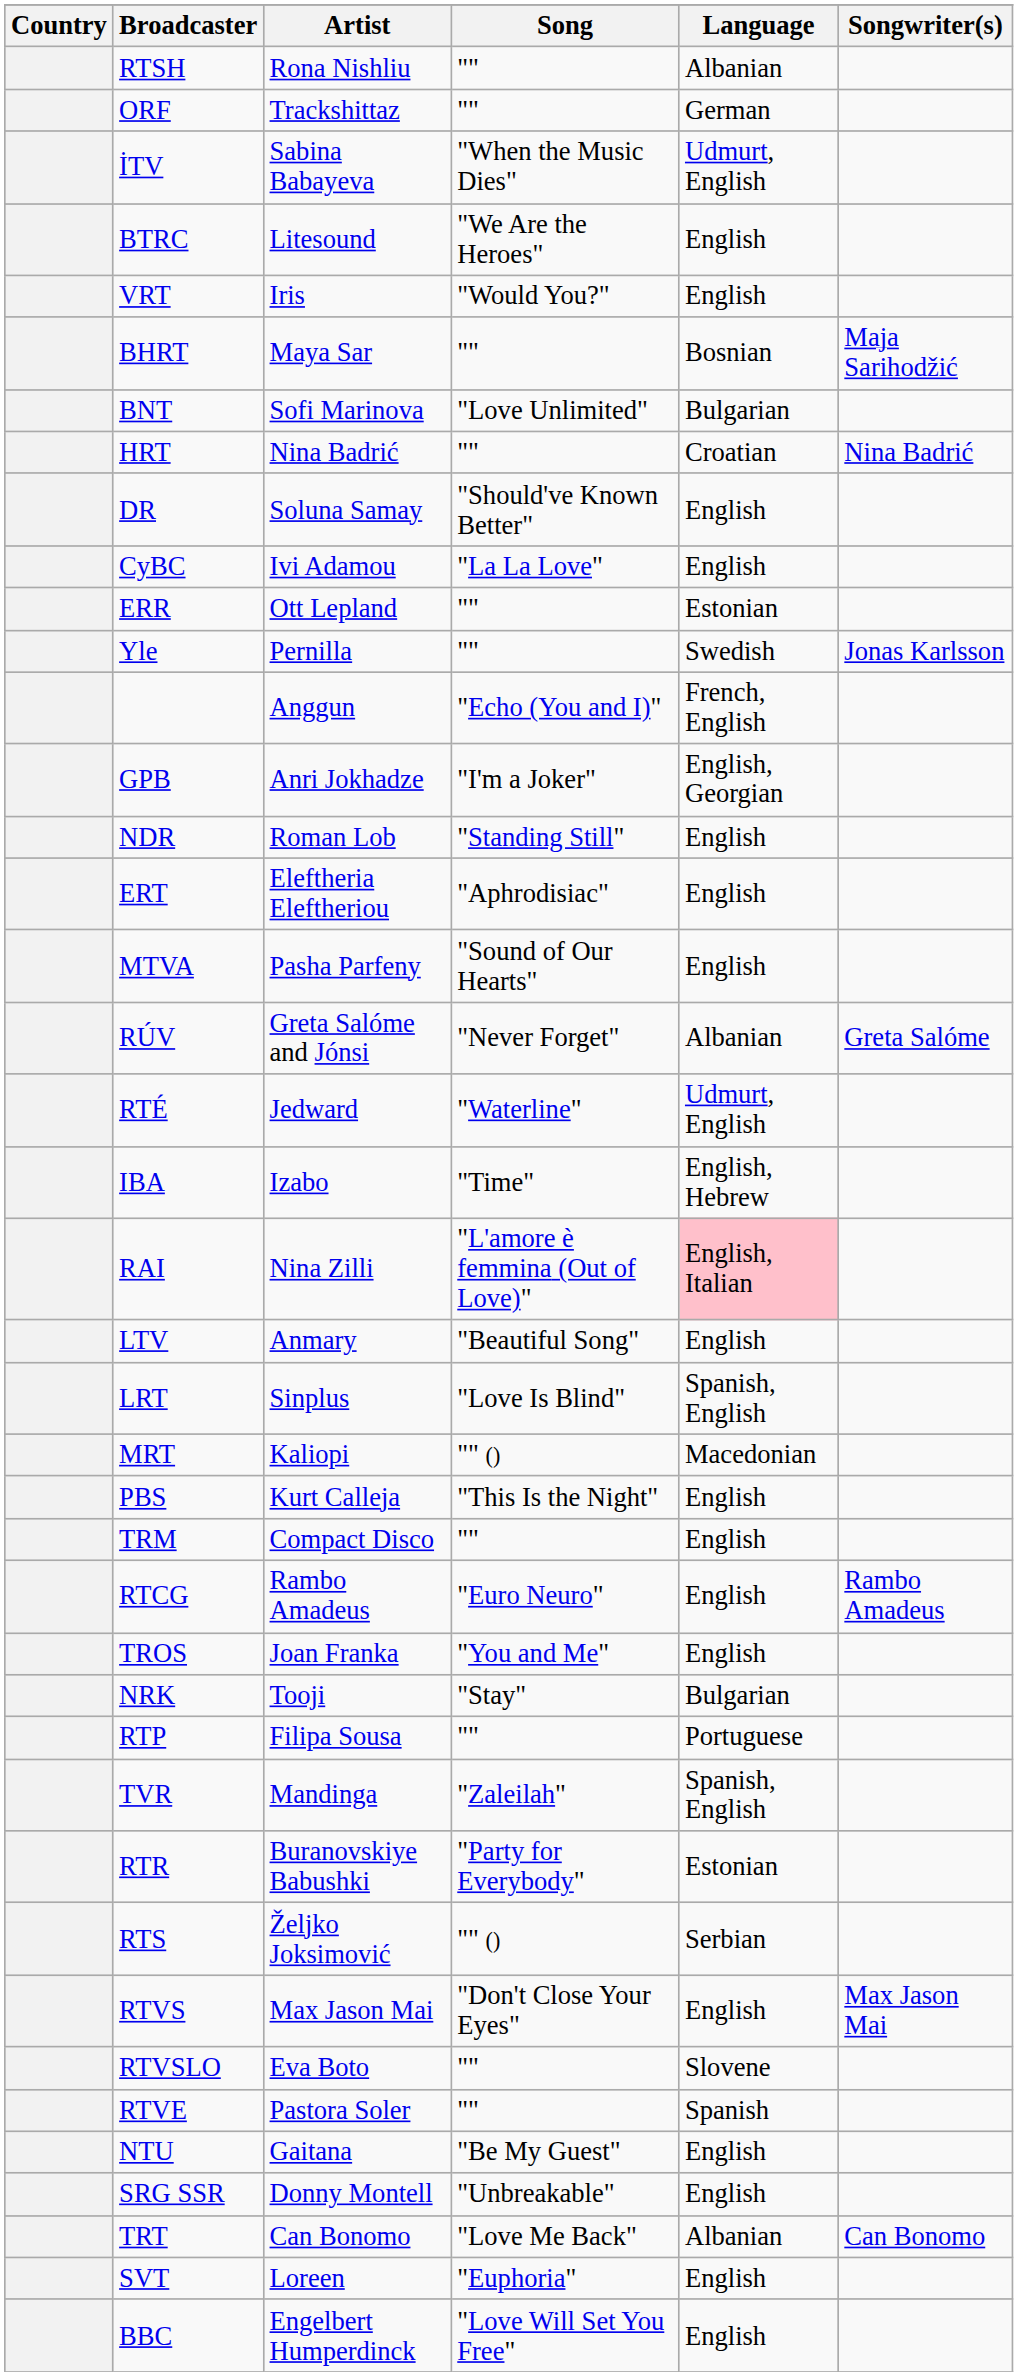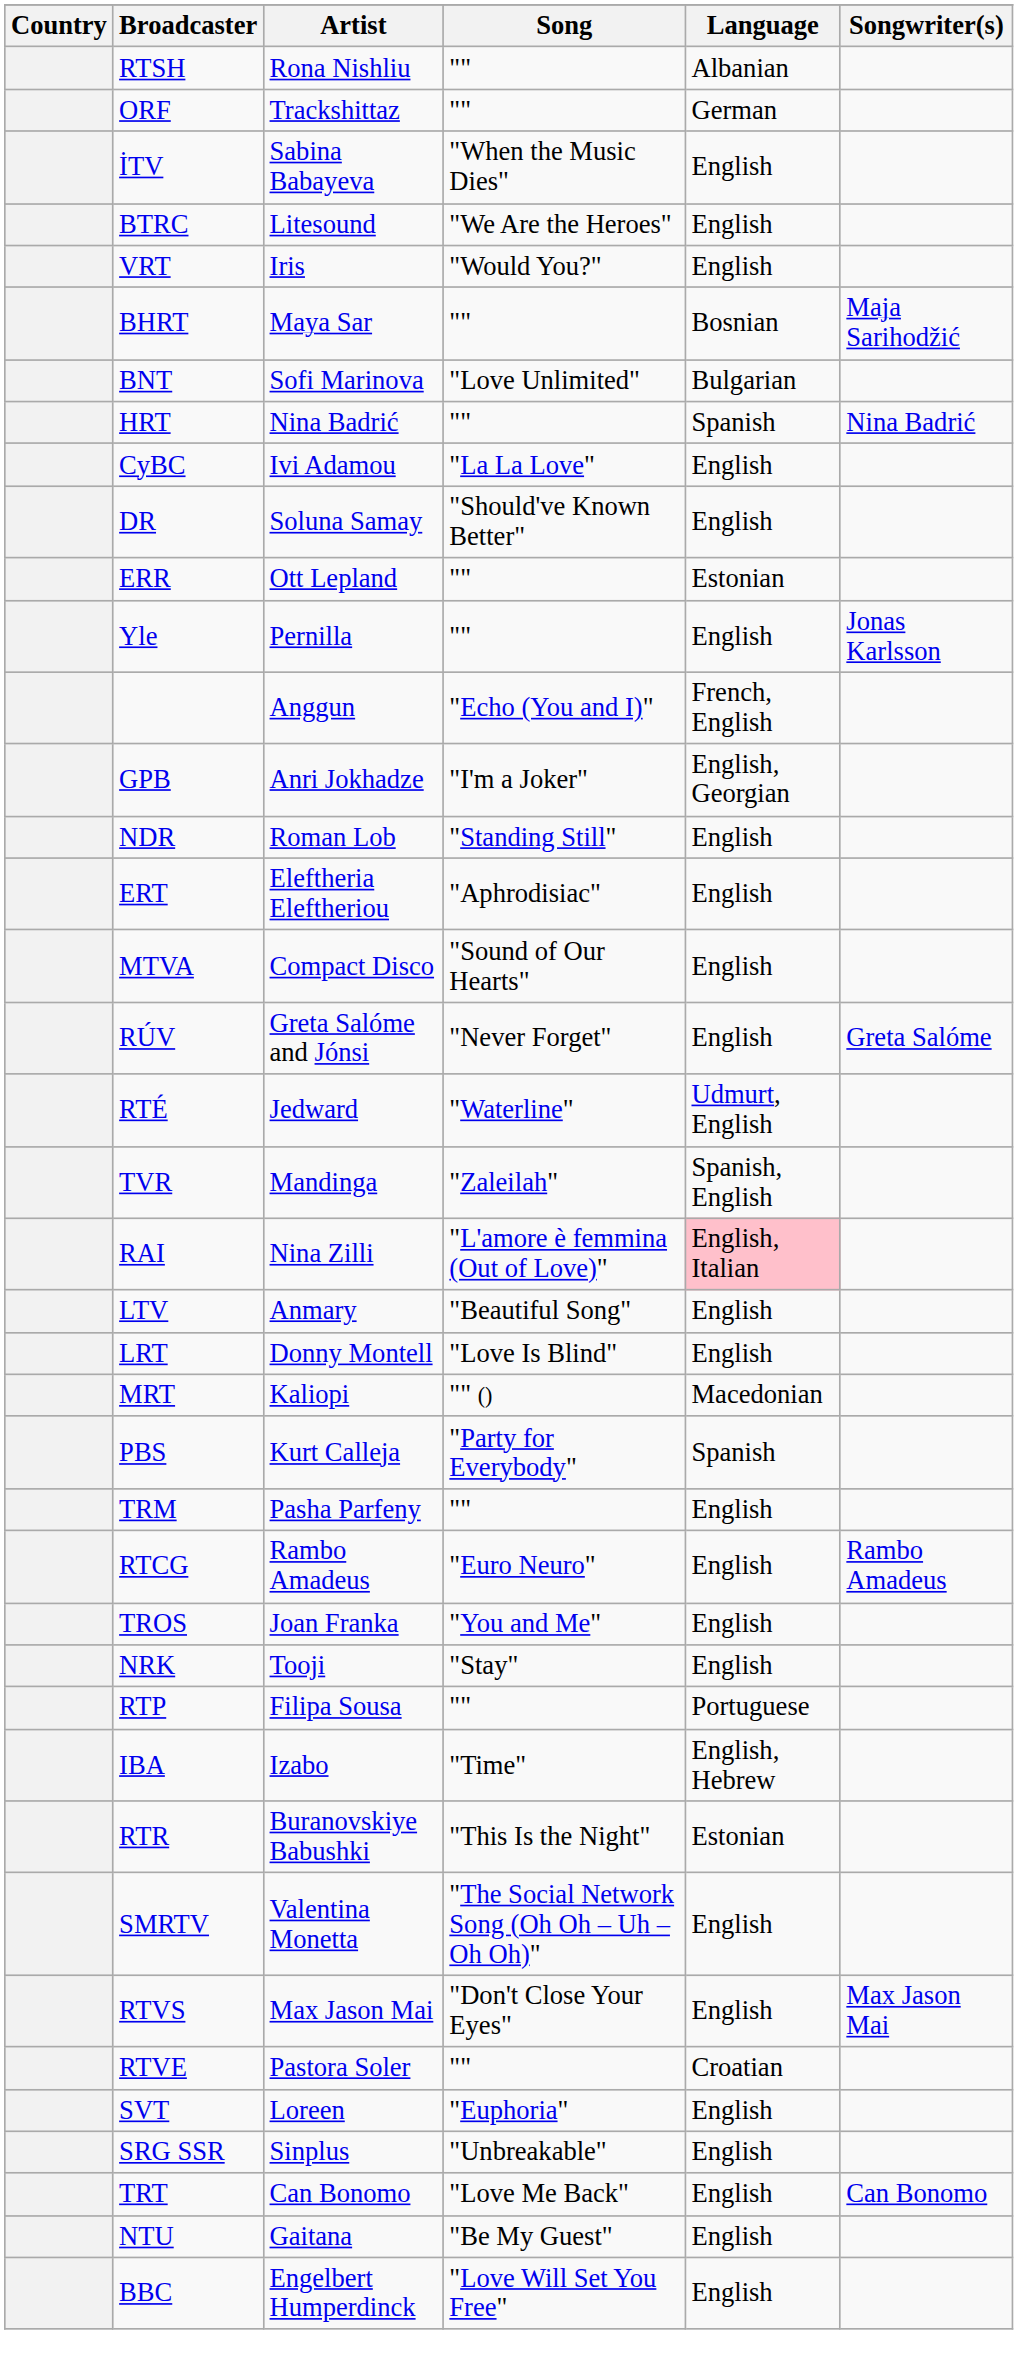(730, 166) Udmurt, English -> (732, 166) English
(731, 452) Croatian -> (734, 422) Spanish
rows swapped: (152, 566) <-> (138, 509)
(730, 650) Swedish -> (732, 635) English
(345, 965) Pasha Parfeny -> (352, 965) Compact Disco
(734, 1037) Albanian -> (732, 1037) English
rows swapped: (142, 1181) <-> (146, 1794)
(309, 1397) Sinplus -> (351, 1352) Donny Montell
(730, 1397) Spanish, English -> (732, 1352) English
(558, 1496) "This Is the Night" -> (513, 1452) "Party for Everybody"
(726, 1496) English -> (734, 1452) Spanish
(352, 1539) Compact Disco -> (345, 1509) Pasha Parfeny
(737, 1695) Bulgarian -> (732, 1665) English
(521, 1866) "Party for Everybody" -> (550, 1836) "This Is the Night"
+ row: (164, 1923)
- row: (143, 1938)
- row: (170, 2067)
(727, 2109) Spanish -> (737, 2067) Croatian
rows swapped: (144, 2278) <-> (146, 2151)
(351, 2193) Donny Montell -> (309, 2151) Sinplus
(734, 2236) Albanian -> (732, 2193) English
